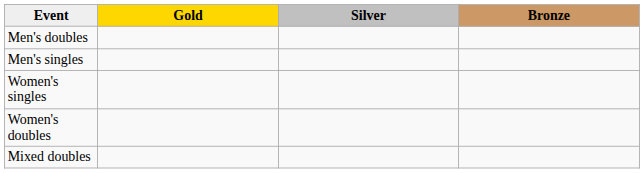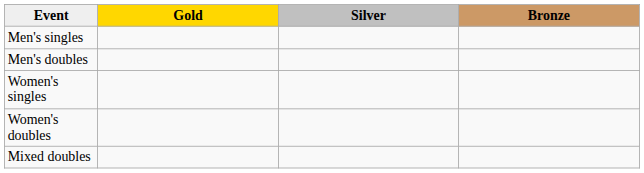rows swapped: (45, 59) <-> (48, 37)
